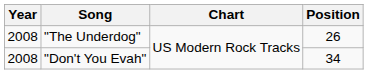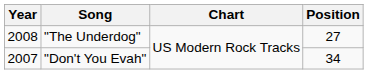(333, 36) 26 -> (333, 36) 27
(23, 58) 2008 -> (23, 58) 2007
